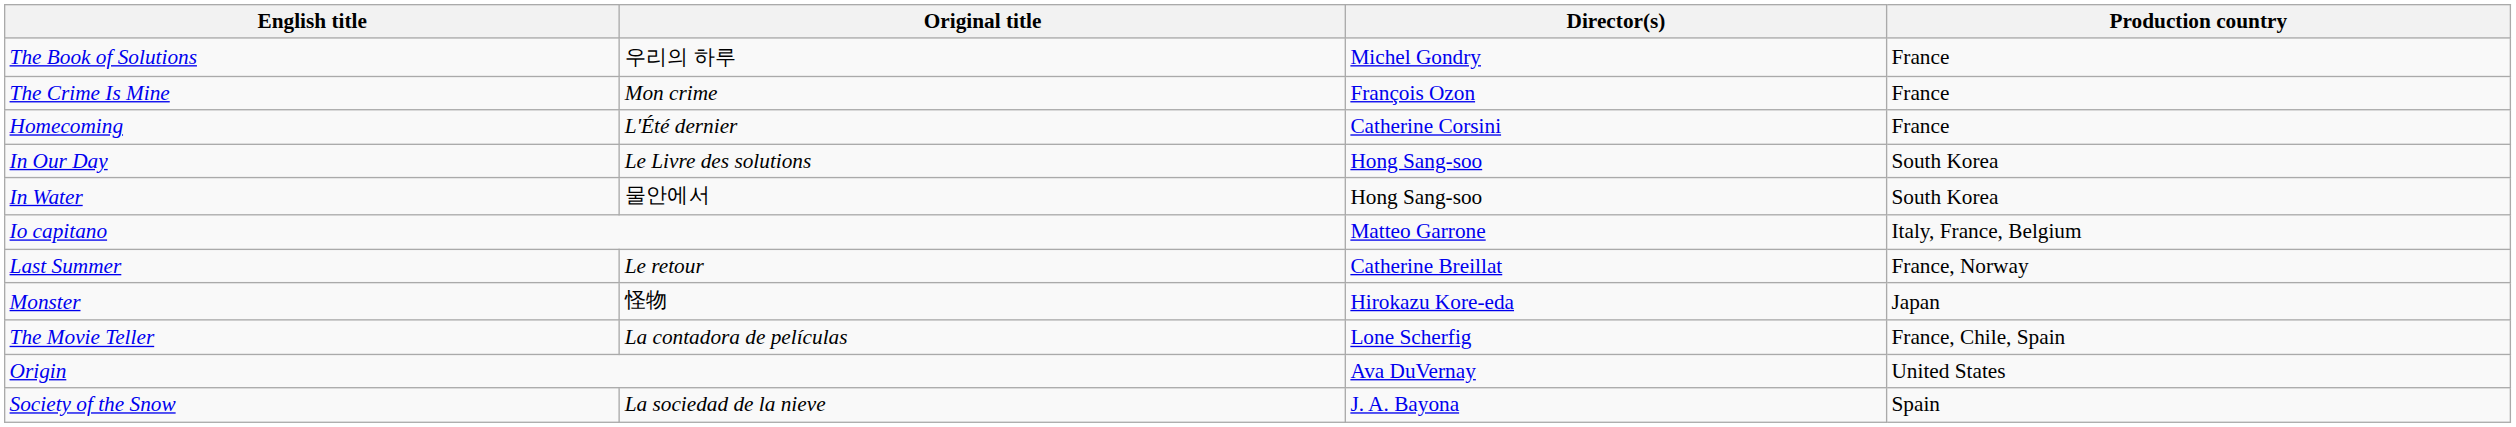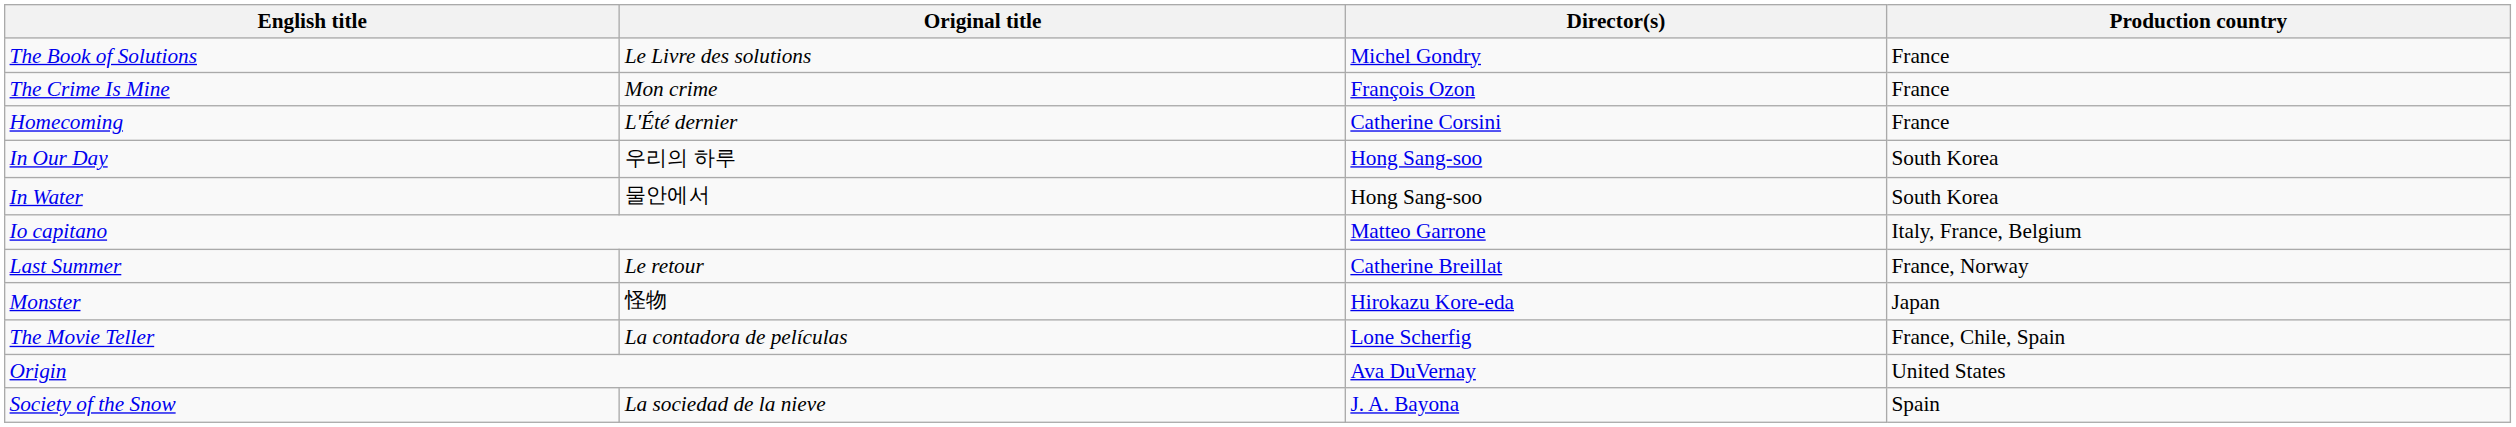(681, 56) 우리의 하루 -> (718, 55) Le Livre des solutions
(718, 160) Le Livre des solutions -> (681, 157) 우리의 하루
